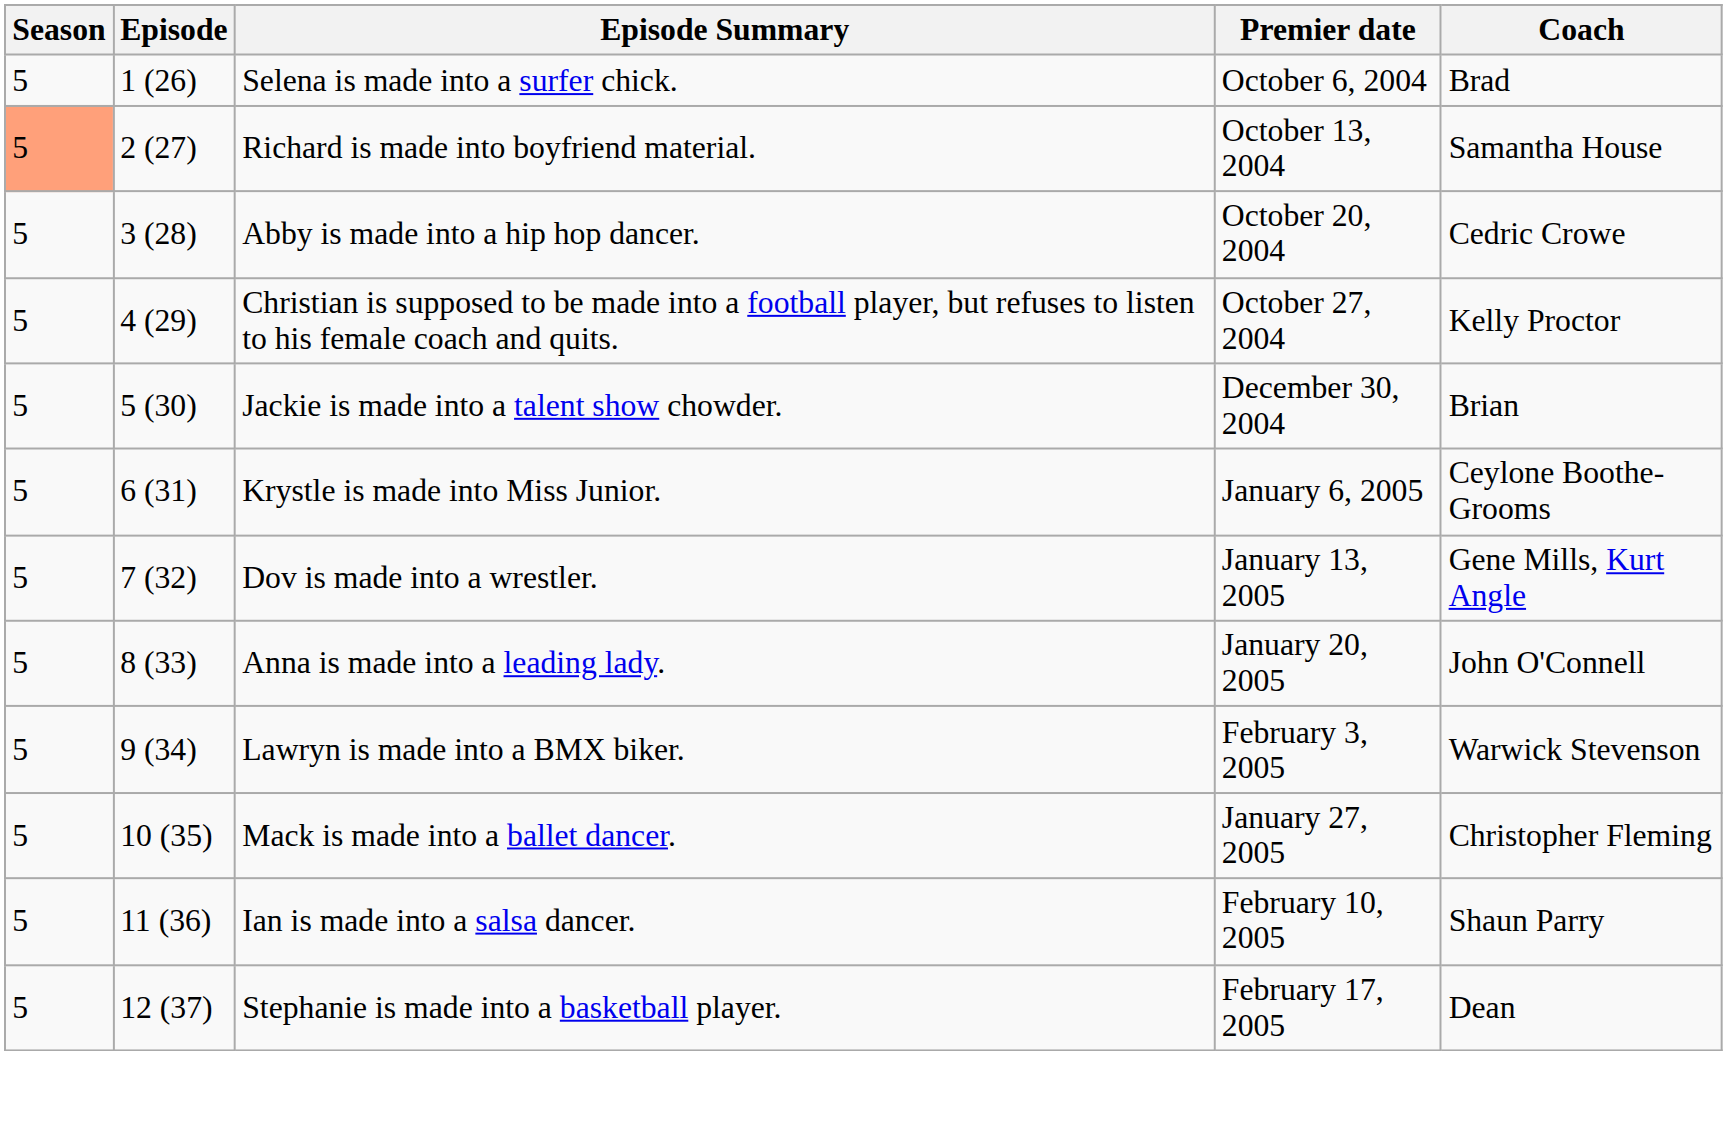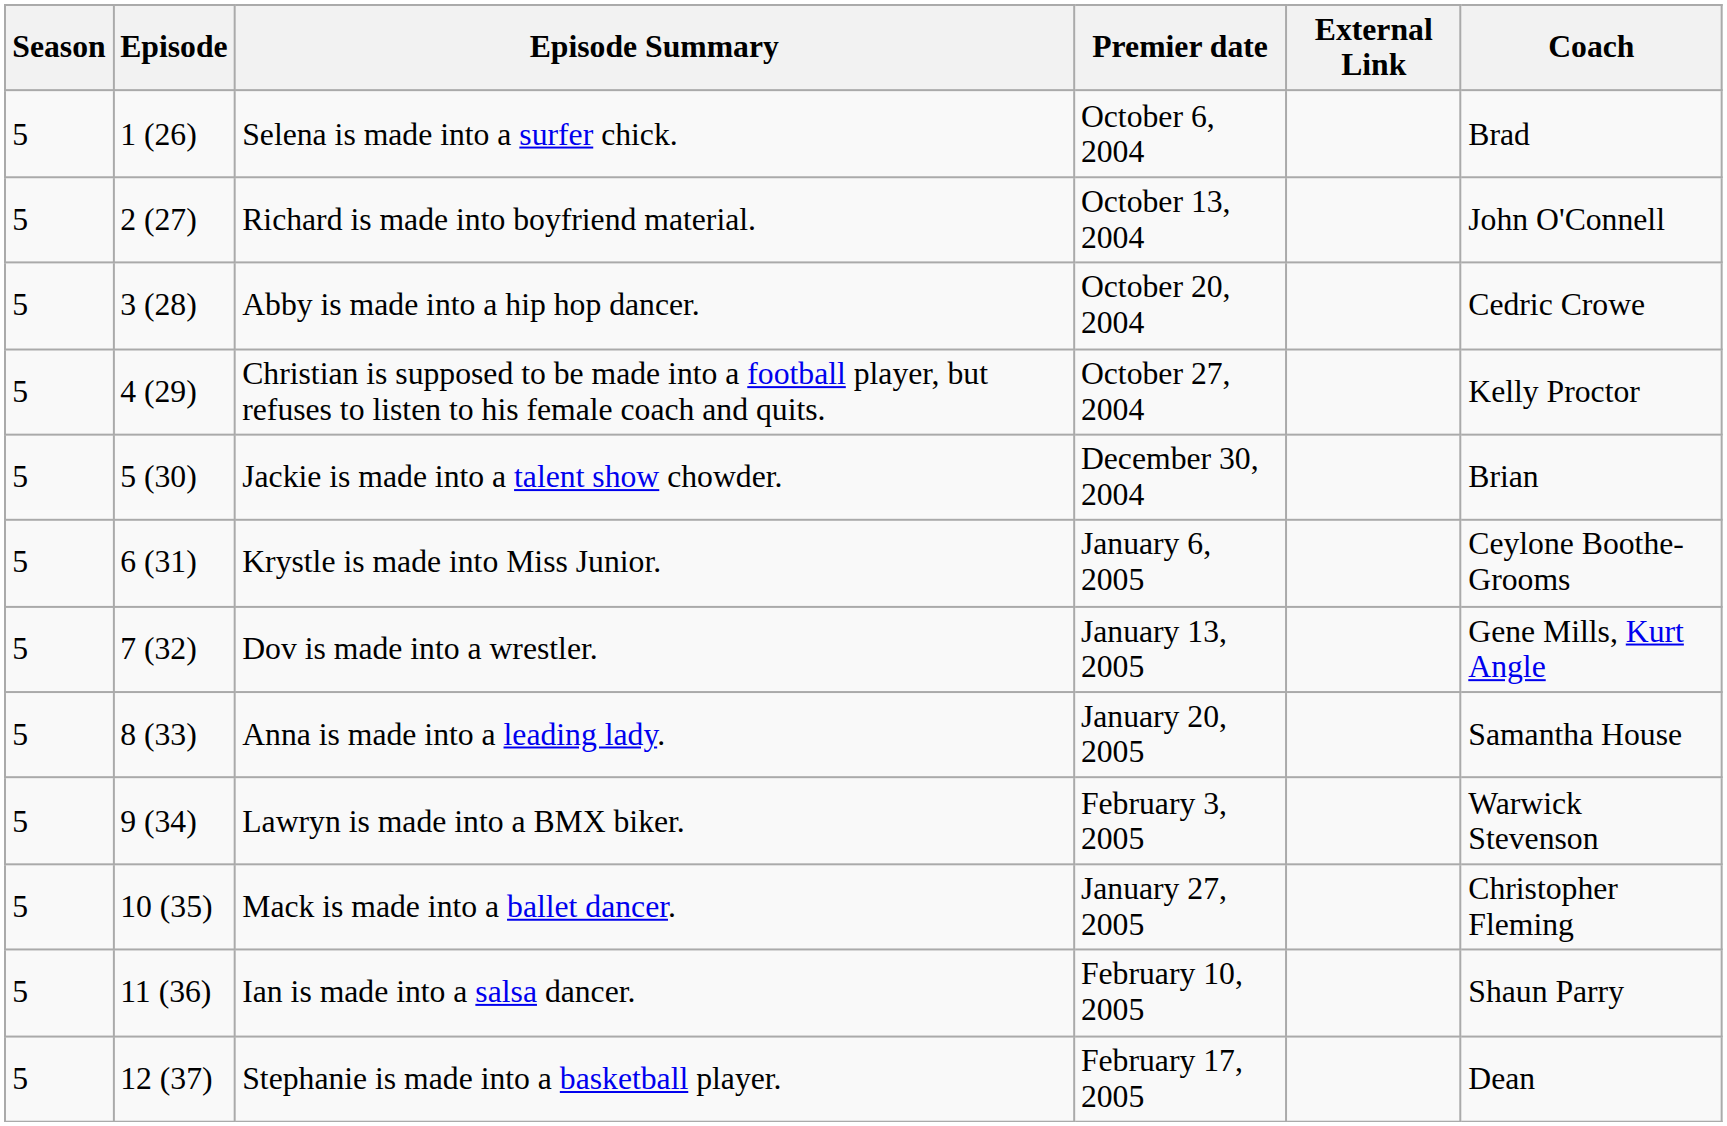+ column: (1374, 47)
(20, 147) lightsalmon background -> (20, 219) no background
(1556, 147) Samantha House -> (1567, 219) John O'Connell
(1547, 663) John O'Connell -> (1575, 734) Samantha House
